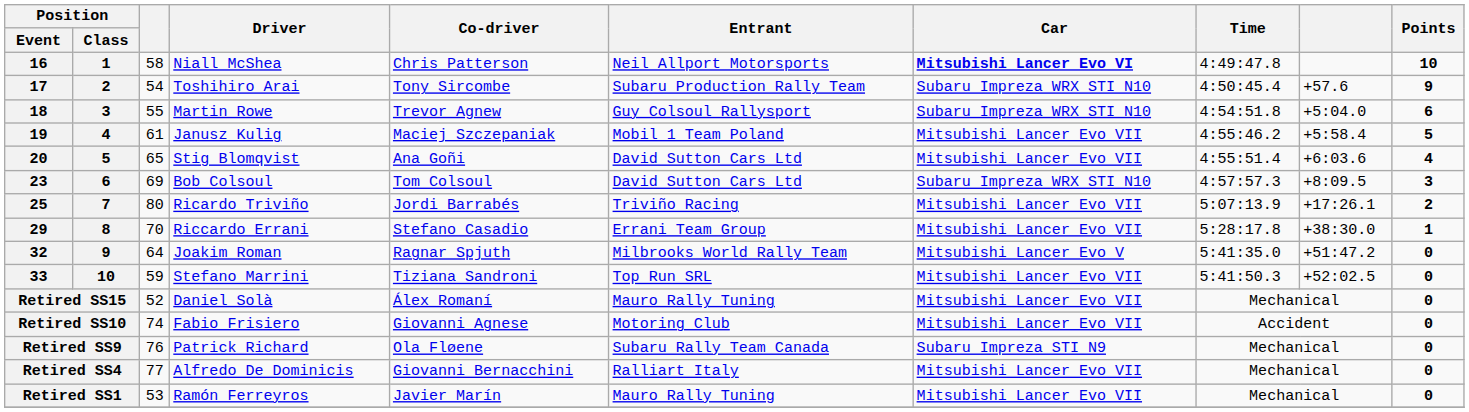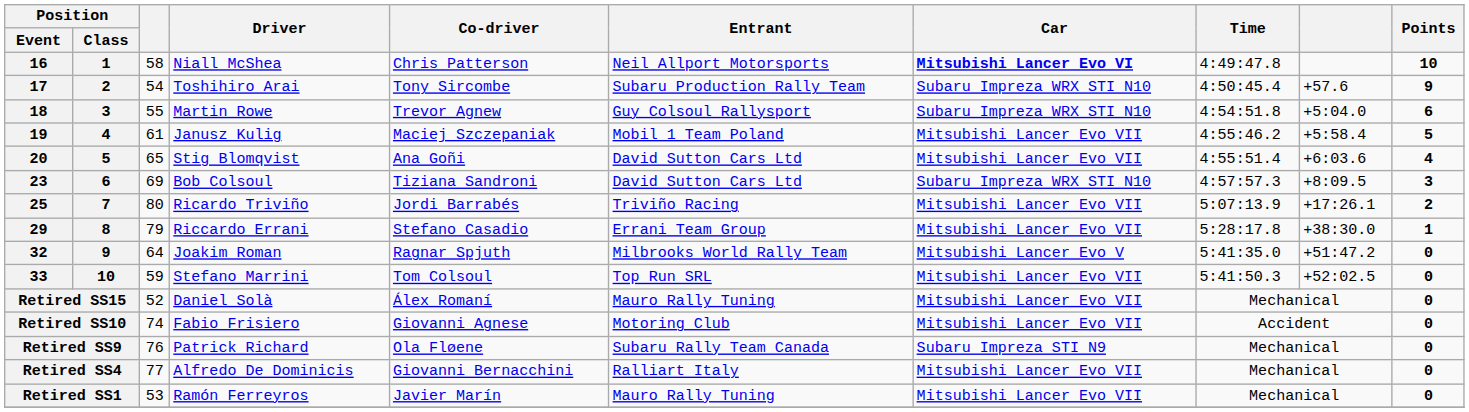(443, 182) Tom Colsoul -> (465, 182) Tiziana Sandroni
(155, 230) 70 -> (155, 230) 79
(465, 277) Tiziana Sandroni -> (443, 277) Tom Colsoul
